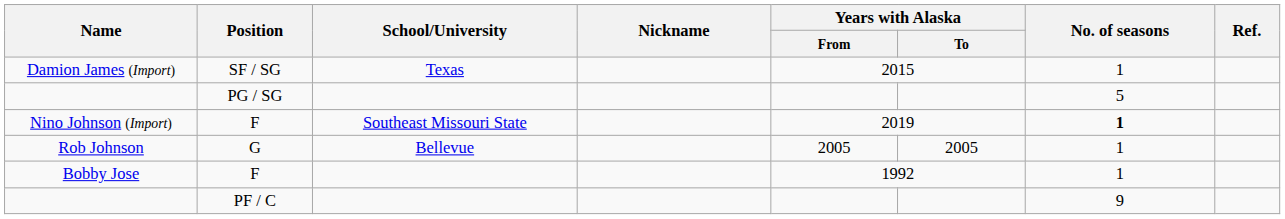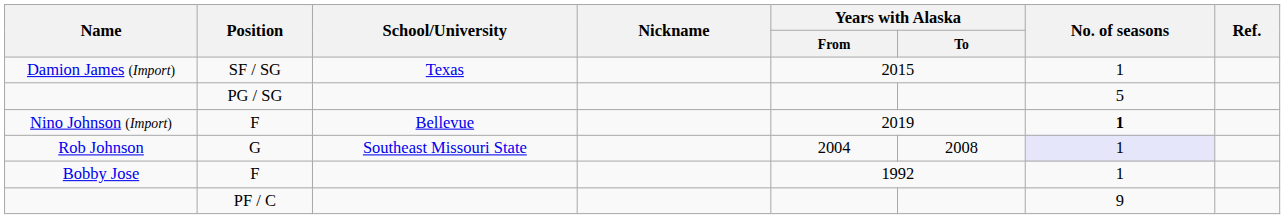(445, 122) Southeast Missouri State -> (445, 122) Bellevue
(445, 148) Bellevue -> (445, 148) Southeast Missouri State
(834, 148) 2005 -> (834, 148) 2004
(962, 148) 2005 -> (962, 148) 2008
(1120, 148) no background -> (1120, 148) lavender background
